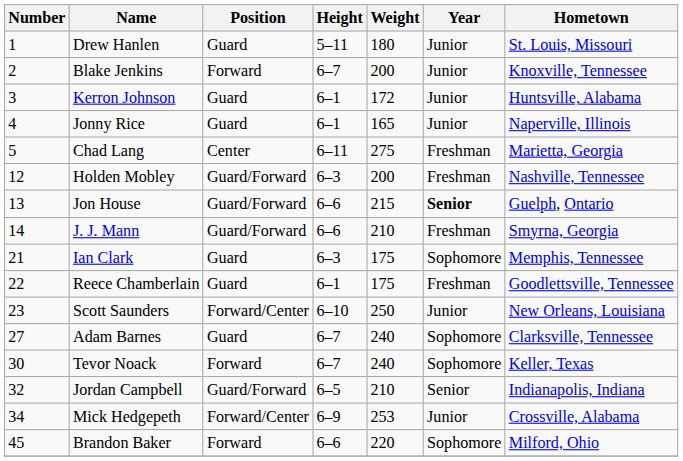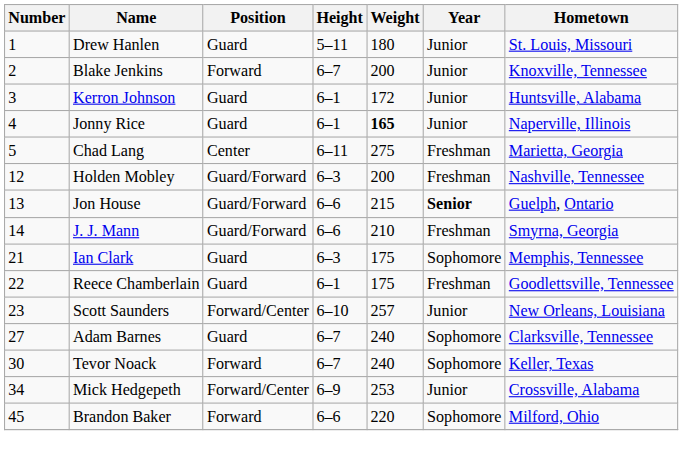(382, 124) normal -> (382, 124) bold
(382, 310) 250 -> (382, 310) 257
- row: (128, 389)
